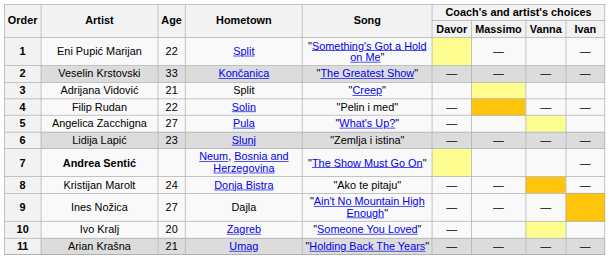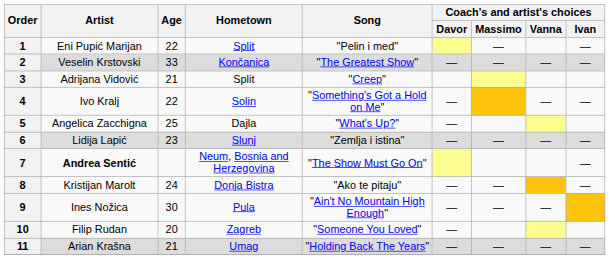(367, 52) "Something's Got a Hold on Me" -> (367, 46) "Pelin i med"
(99, 107) Filip Rudan -> (99, 101) Ivo Kralj
(367, 107) "Pelin i med" -> (367, 101) "Something's Got a Hold on Me"
(172, 124) 27 -> (172, 124) 25
(244, 124) Pula -> (244, 124) Dajla
(172, 207) 27 -> (172, 207) 30
(244, 207) Dajla -> (244, 207) Pula
(99, 230) Ivo Kralj -> (99, 230) Filip Rudan
